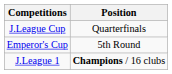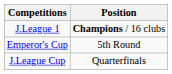rows swapped: (37, 61) <-> (37, 28)
